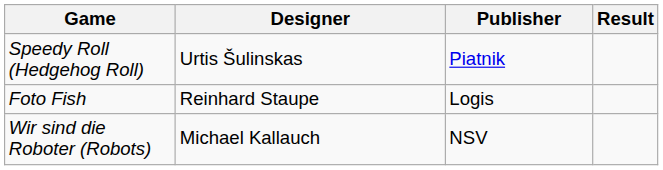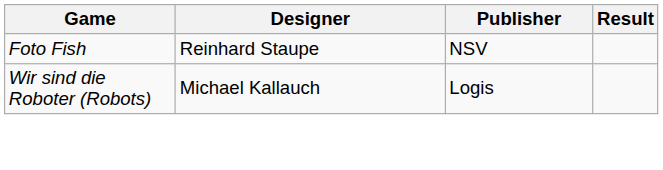- row: (76, 59)
(472, 98) Logis -> (468, 48) NSV
(468, 138) NSV -> (472, 88) Logis
